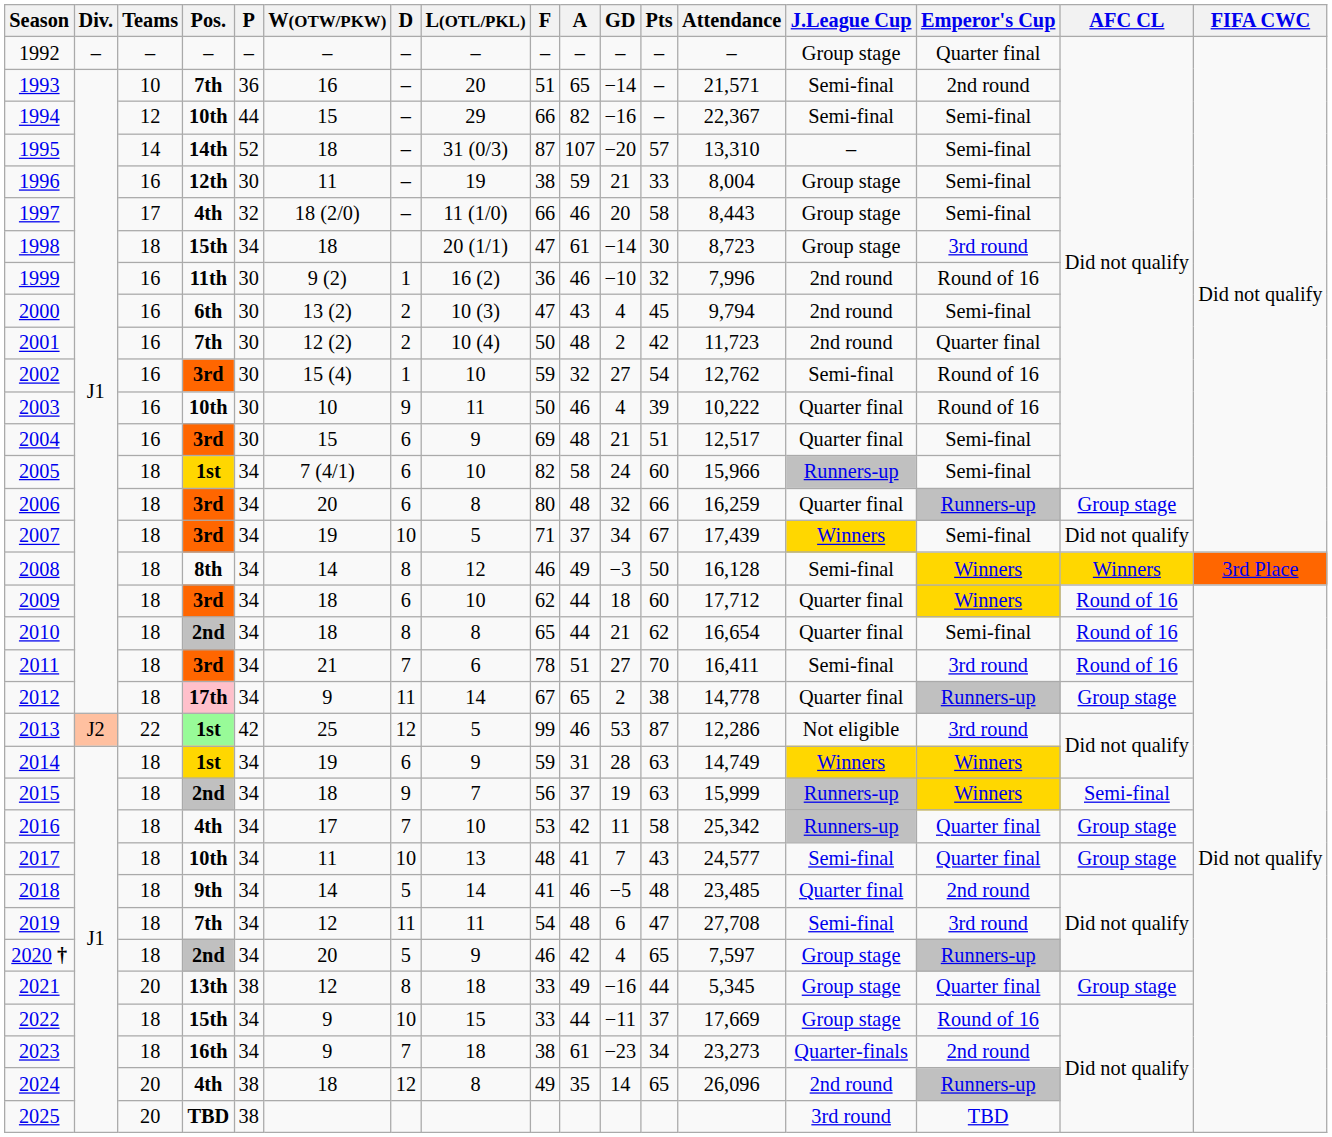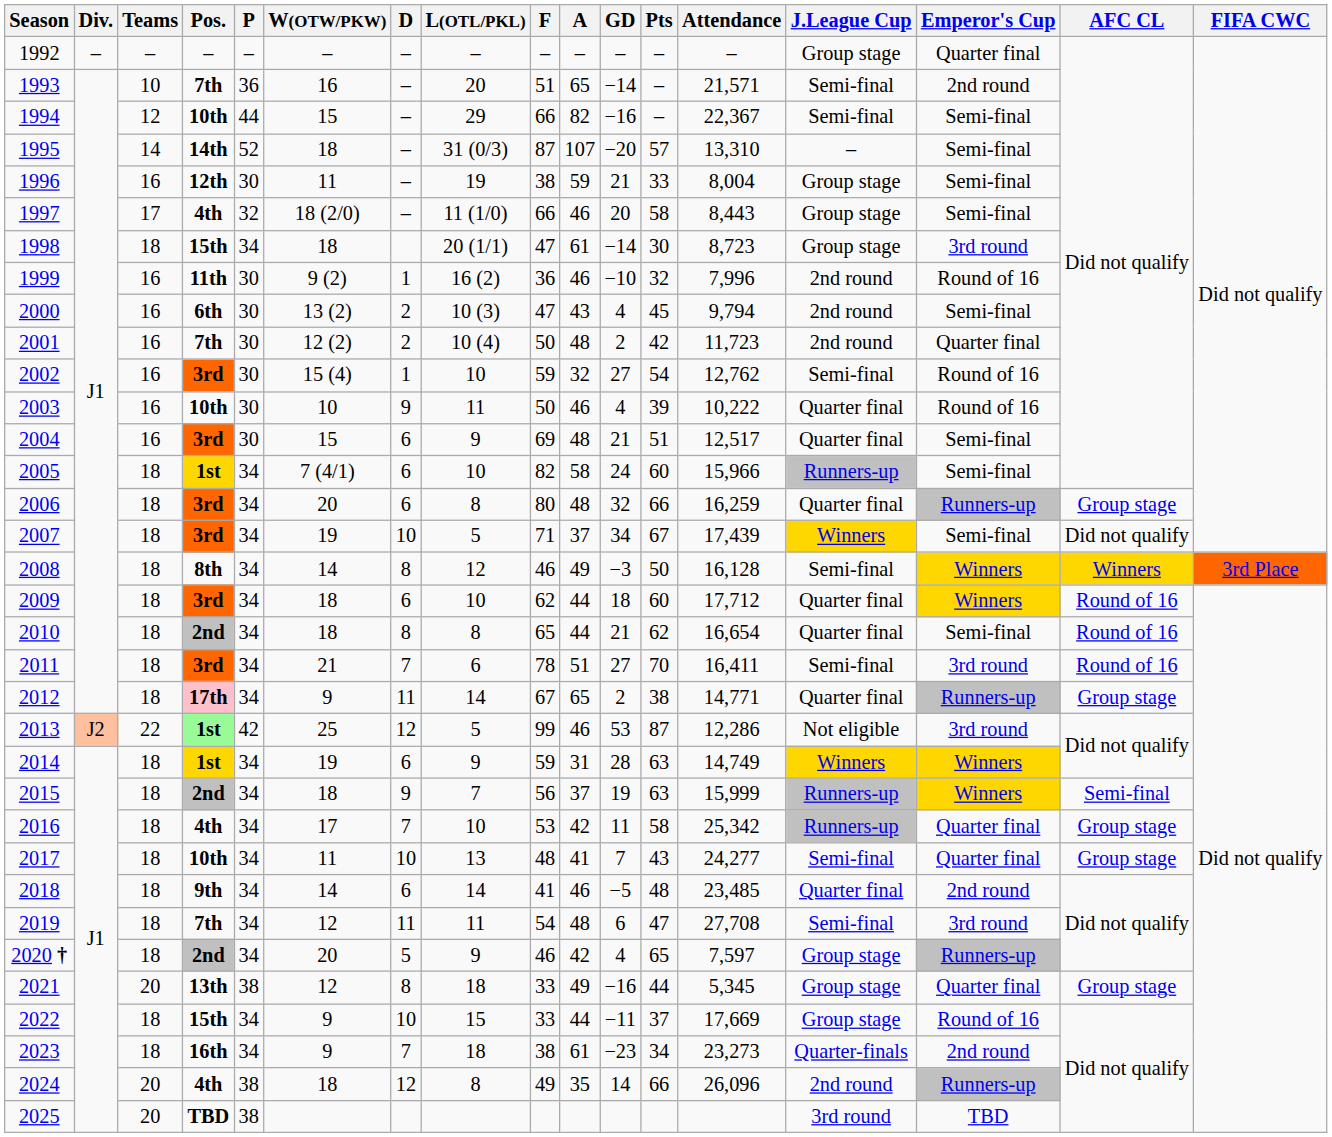(732, 697) 14,778 -> (732, 697) 14,771
(732, 858) 24,577 -> (732, 858) 24,277
(406, 890) 5 -> (406, 890) 6
(659, 1084) 65 -> (659, 1084) 66
